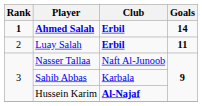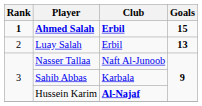(182, 28) 14 -> (182, 28) 15
(113, 45) bold -> (112, 45) normal
(182, 45) 11 -> (182, 45) 13
